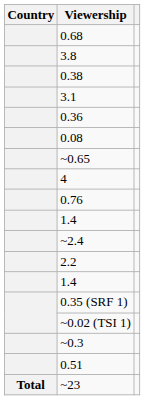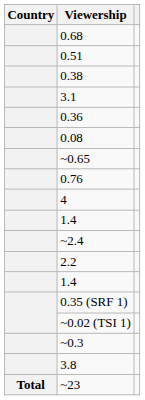rows swapped: (31, 364) <-> (31, 56)
rows swapped: (31, 200) <-> (31, 179)
